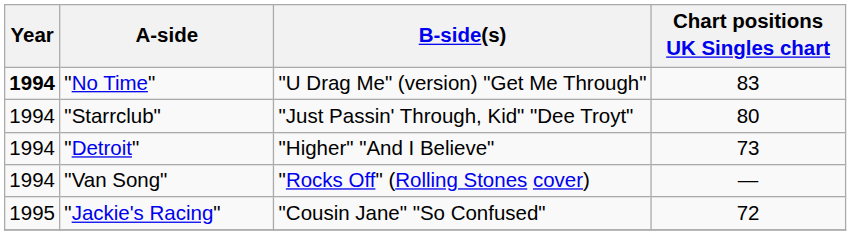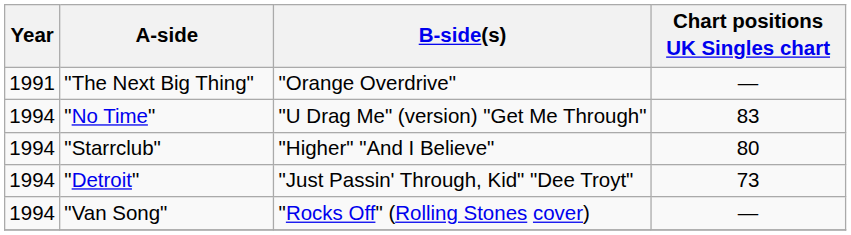+ row: (159, 83)
(32, 83) bold -> (32, 115) normal
(456, 115) "Just Passin' Through, Kid" "Dee Troyt" -> (386, 148) "Higher" "And I Believe"
(386, 148) "Higher" "And I Believe" -> (456, 180) "Just Passin' Through, Kid" "Dee Troyt"
- row: (142, 213)
